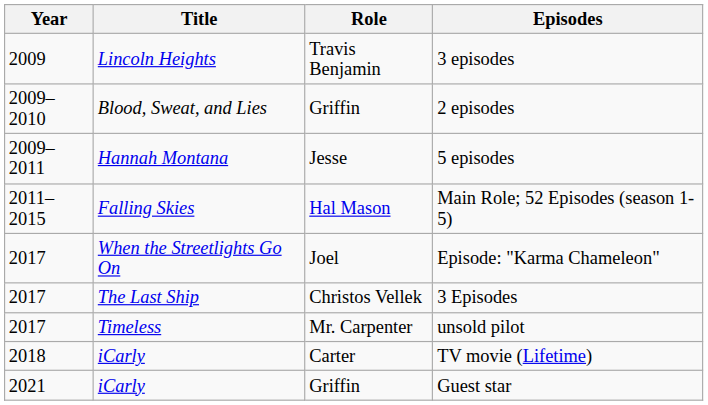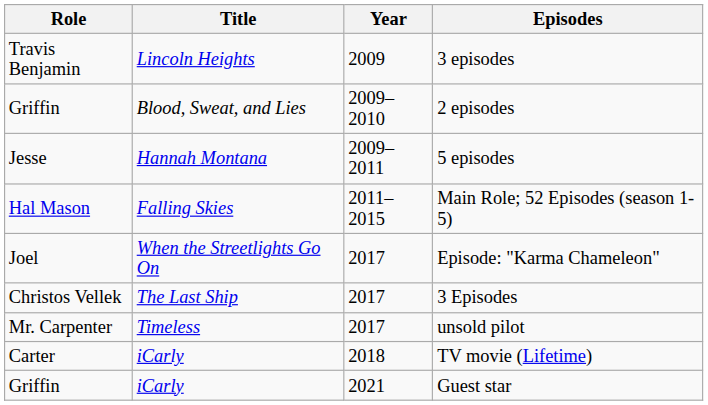columns swapped: (49, 19) <-> (369, 19)
